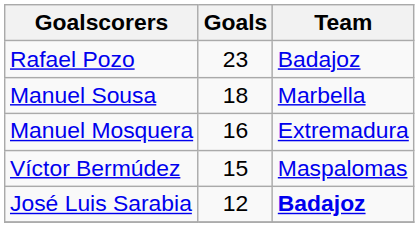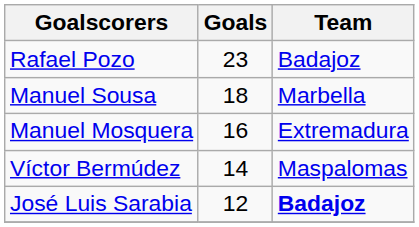(235, 167) 15 -> (235, 167) 14
